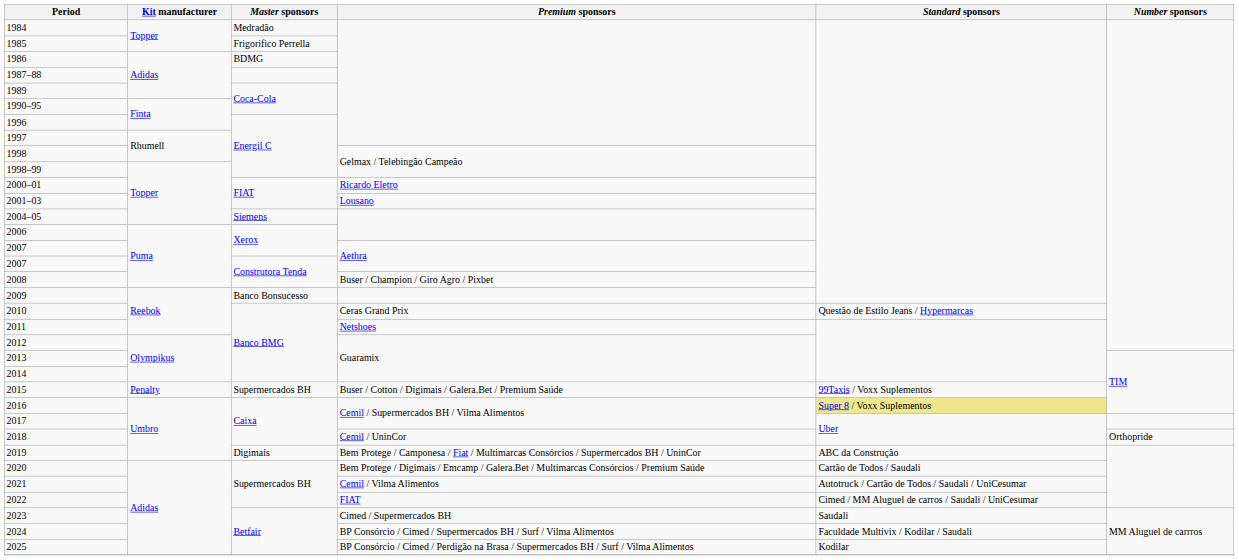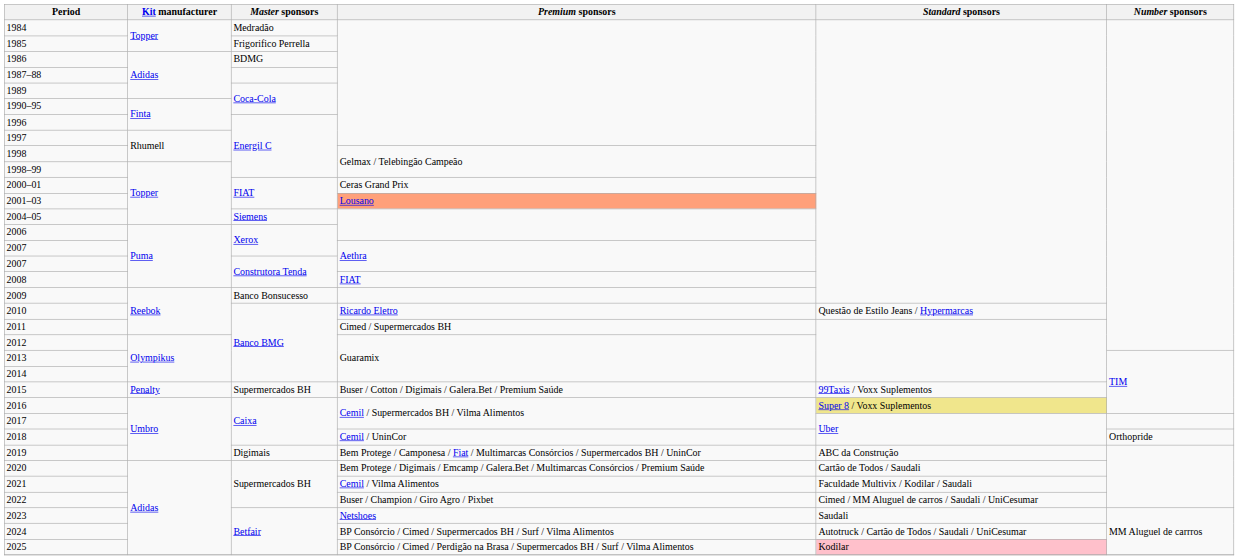(369, 185) Ricardo Eletro -> (374, 185) Ceras Grand Prix
(357, 201) no background -> (357, 201) lightsalmon background
(416, 279) Buser / Champion / Giro Agro / Pixbet -> (350, 279) FIAT
(374, 311) Ceras Grand Prix -> (369, 311) Ricardo Eletro
(358, 327) Netshoes -> (395, 327) Cimed / Supermercados BH
(922, 484) Autotruck / Cartão de Todos / Saudali / UniCesumar -> (895, 484) Faculdade Multivix / Kodilar / Saudali
(350, 500) FIAT -> (416, 500) Buser / Champion / Giro Agro / Pixbet
(395, 515) Cimed / Supermercados BH -> (358, 515) Netshoes
(895, 531) Faculdade Multivix / Kodilar / Saudali -> (922, 531) Autotruck / Cartão de Todos / Saudali / UniCesumar
(834, 547) no background -> (834, 547) pink background
